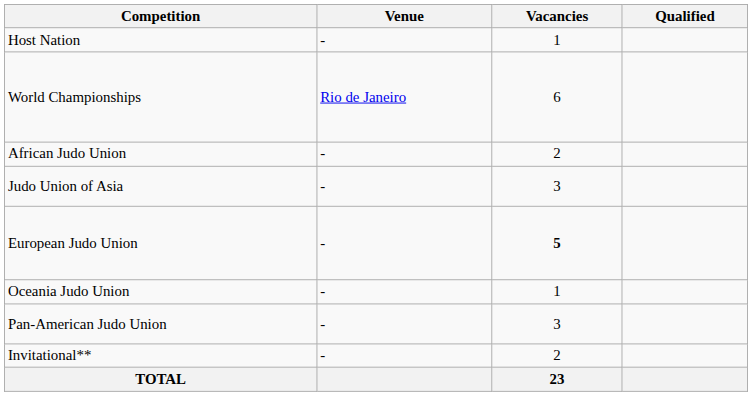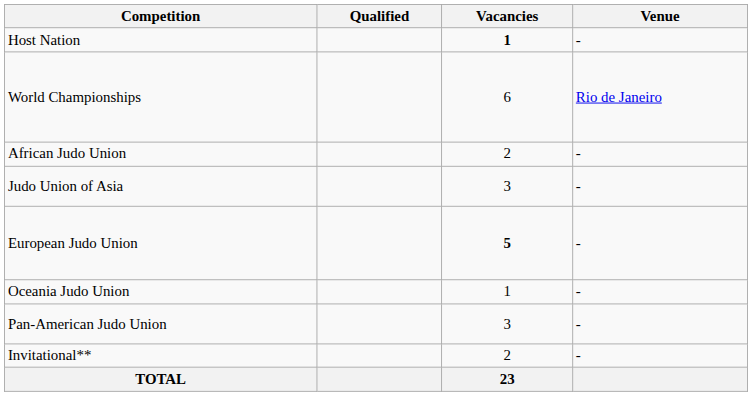columns swapped: (404, 16) <-> (685, 16)
(557, 39) normal -> (507, 39) bold
